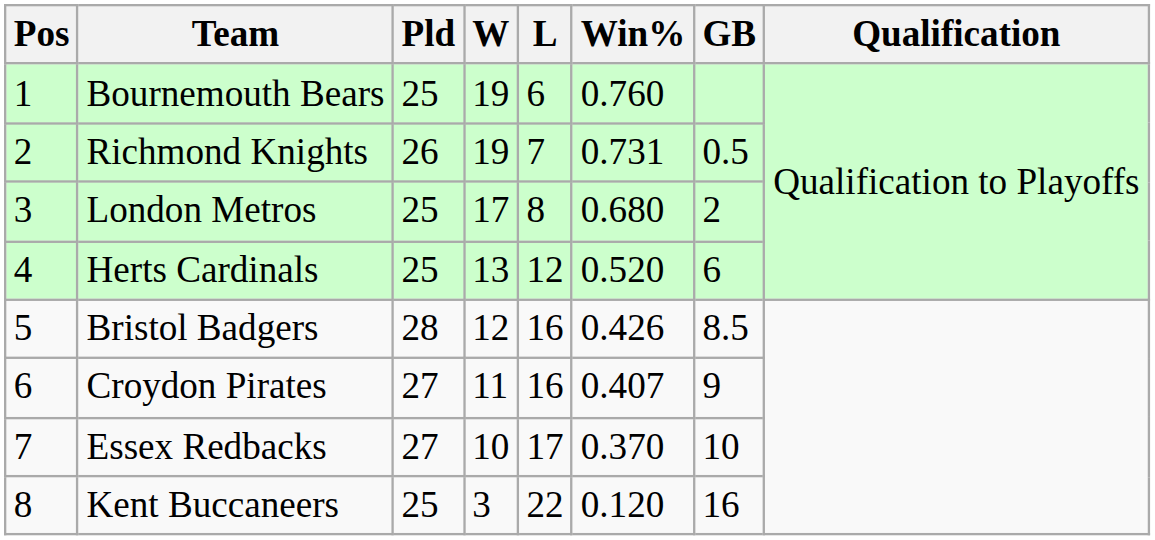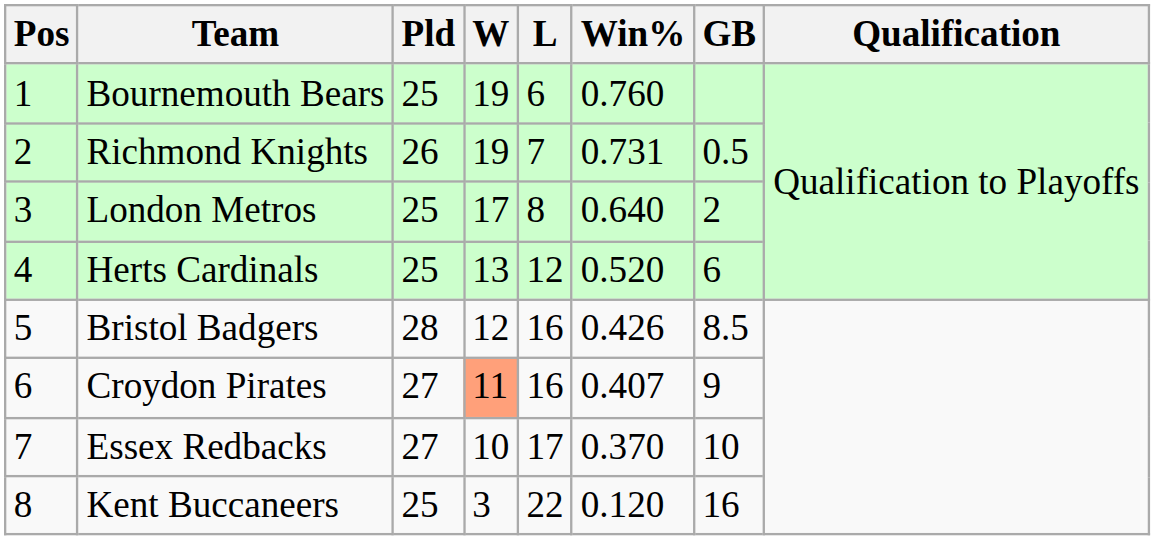(623, 210) 0.680 -> (623, 210) 0.640
(490, 387) no background -> (490, 387) lightsalmon background
